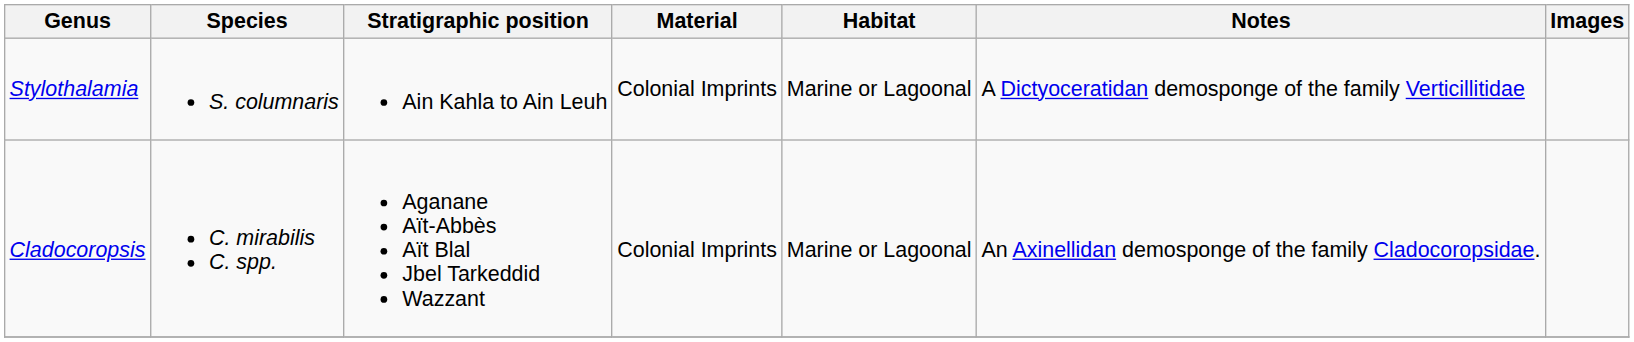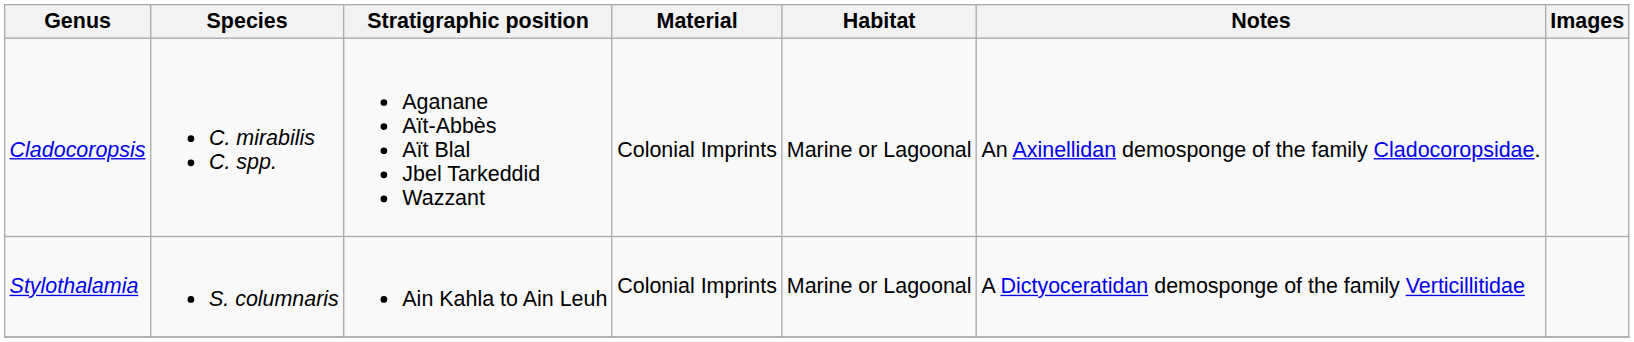rows swapped: (78, 250) <-> (74, 89)
